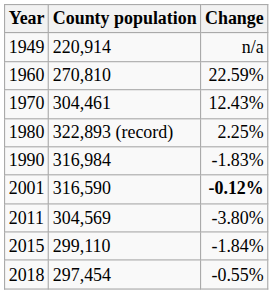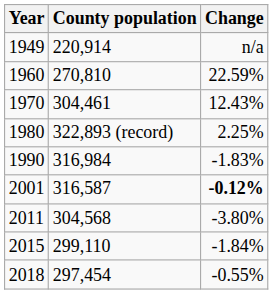(82, 189) 316,590 -> (82, 189) 316,587
(82, 217) 304,569 -> (82, 217) 304,568
